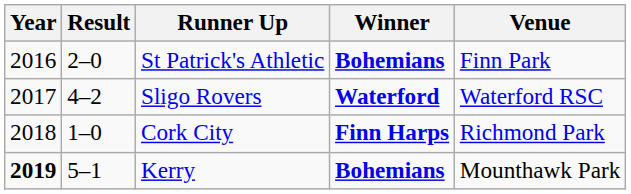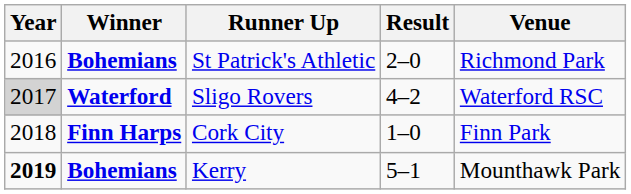columns swapped: (392, 22) <-> (99, 22)
(505, 59) Finn Park -> (532, 59) Richmond Park
(33, 96) no background -> (33, 96) lightgrey background
(532, 133) Richmond Park -> (505, 133) Finn Park
